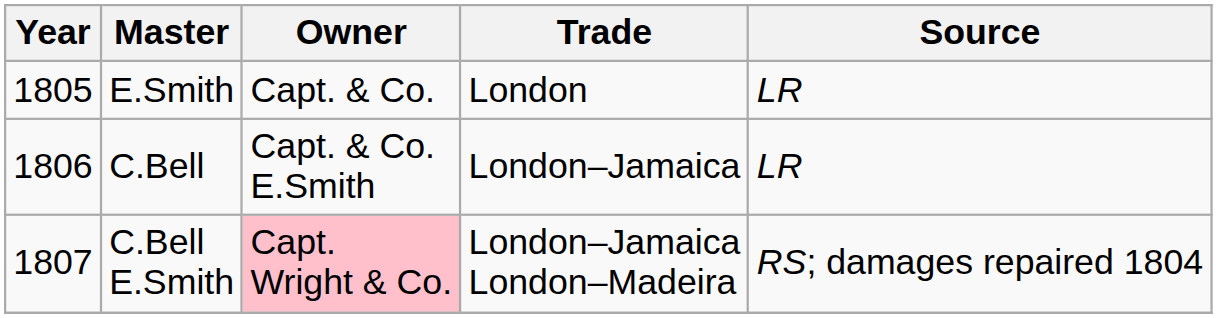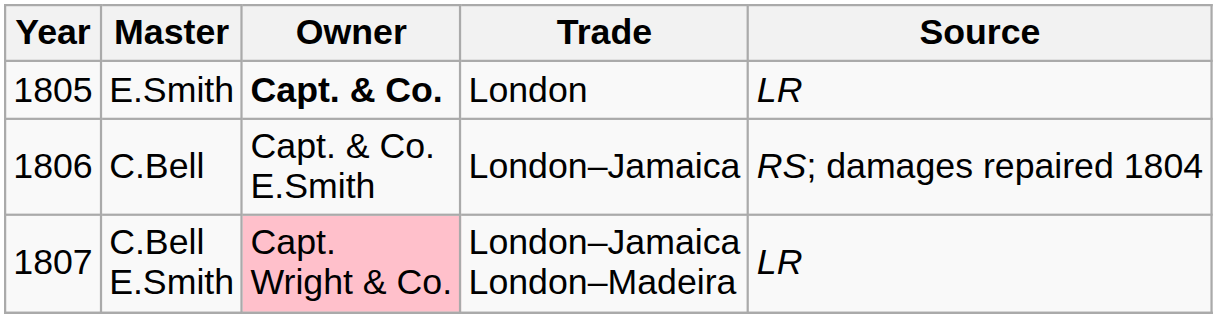(343, 89) normal -> (347, 89) bold
(780, 166) LR -> (980, 166) RS; damages repaired 1804
(980, 262) RS; damages repaired 1804 -> (780, 262) LR
